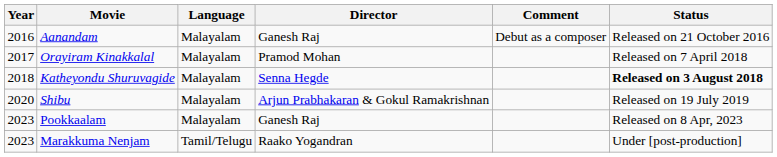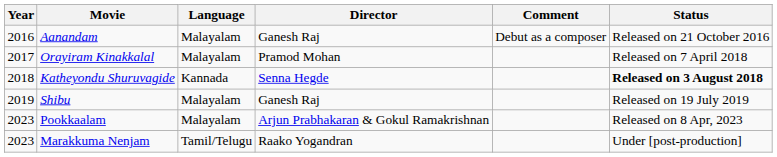(211, 78) Malayalam -> (205, 78) Kannada
(21, 99) 2020 -> (21, 99) 2019
(374, 99) Arjun Prabhakaran & Gokul Ramakrishnan -> (289, 99) Ganesh Raj
(289, 120) Ganesh Raj -> (374, 120) Arjun Prabhakaran & Gokul Ramakrishnan
